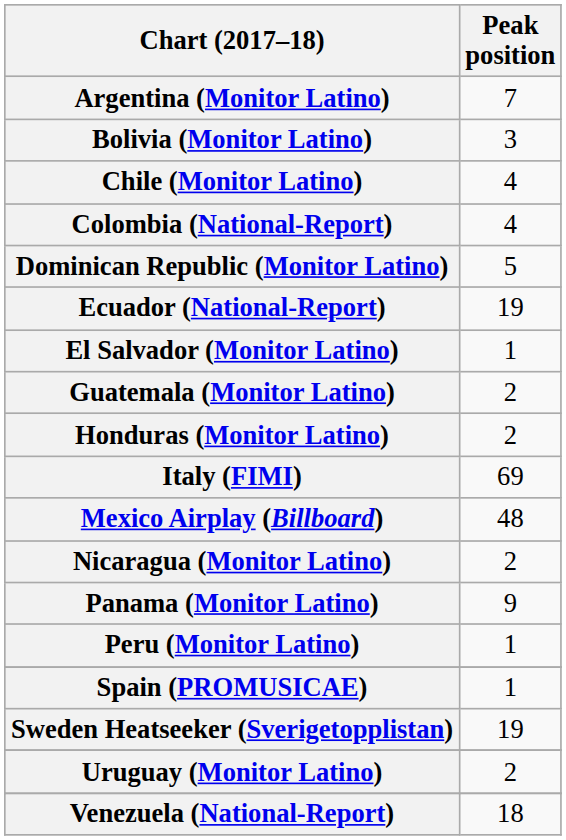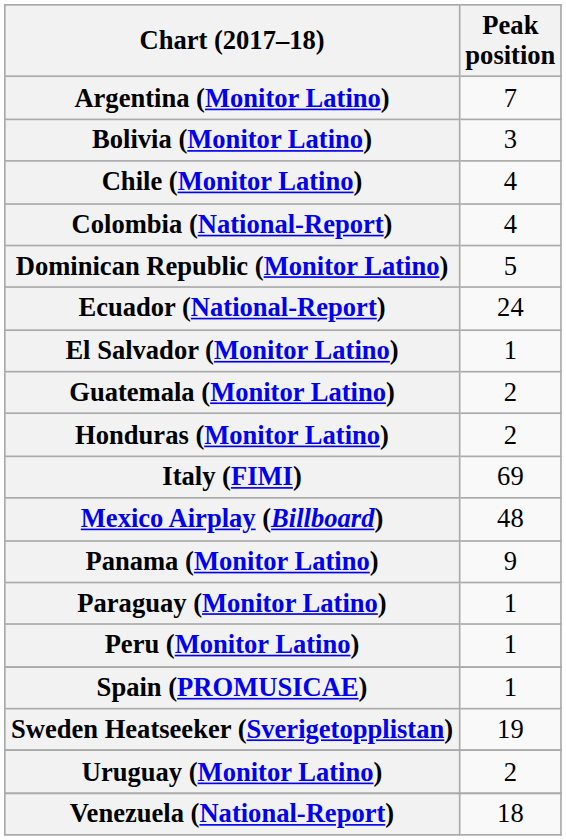(510, 308) 19 -> (510, 308) 24
- row: (232, 560)
+ row: (232, 603)
